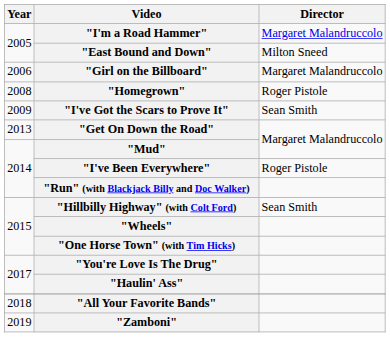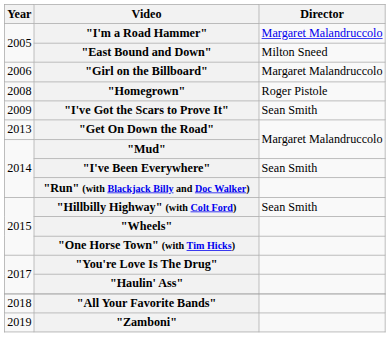(295, 168) Roger Pistole -> (289, 168) Sean Smith
